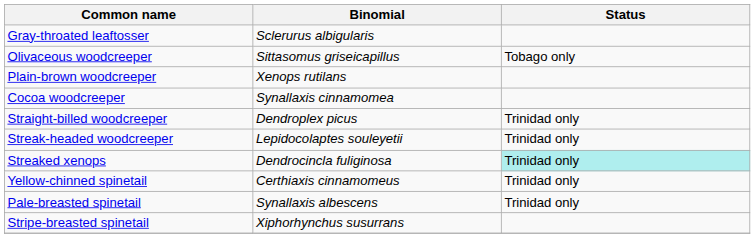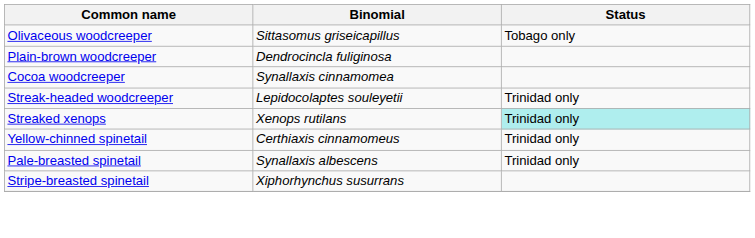- row: (78, 35)
(301, 77) Xenops rutilans -> (324, 56) Dendrocincla fuliginosa
- row: (87, 118)
(324, 160) Dendrocincla fuliginosa -> (301, 118) Xenops rutilans
